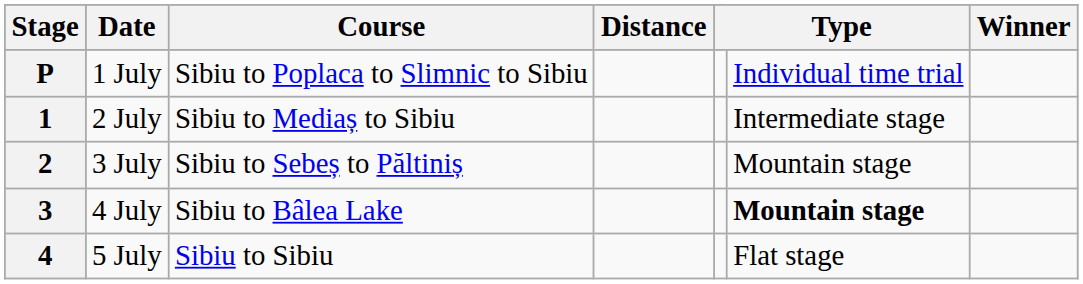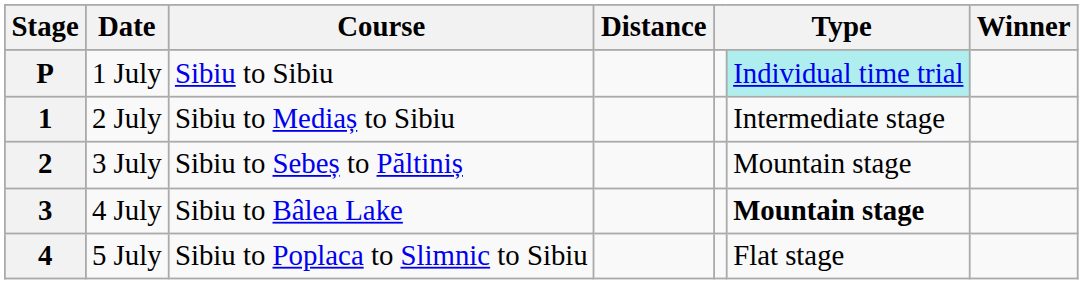(381, 73) Sibiu to Poplaca to Slimnic to Sibiu -> (254, 73) Sibiu to Sibiu
(848, 73) no background -> (848, 73) paleturquoise background
(254, 255) Sibiu to Sibiu -> (381, 255) Sibiu to Poplaca to Slimnic to Sibiu
